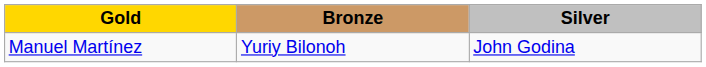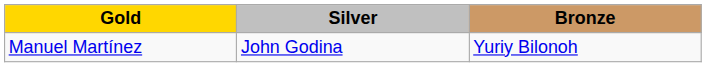columns swapped: (585, 18) <-> (353, 18)
